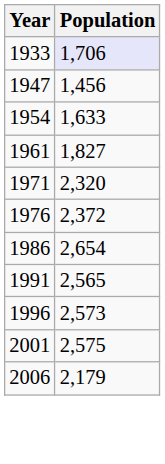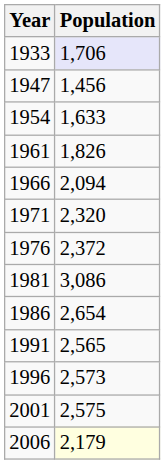(83, 150) 1,827 -> (83, 150) 1,826
+ row: (30, 183)
+ row: (30, 280)
(83, 378) no background -> (83, 442) lightyellow background
